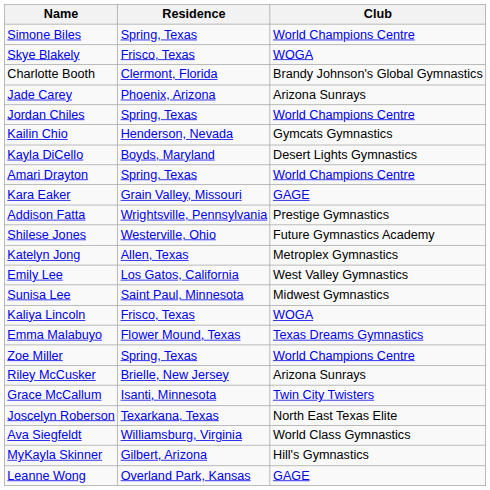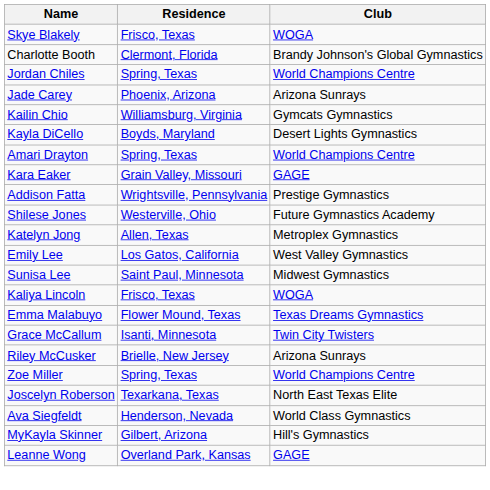- row: (44, 34)
rows swapped: (40, 94) <-> (46, 114)
(177, 134) Henderson, Nevada -> (181, 114) Williamsburg, Virginia
rows swapped: (54, 395) <-> (35, 355)
(181, 435) Williamsburg, Virginia -> (177, 415) Henderson, Nevada
